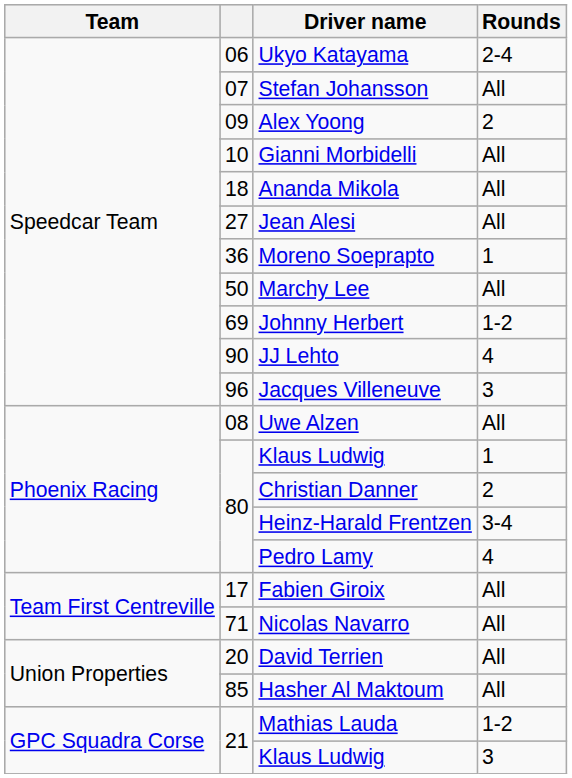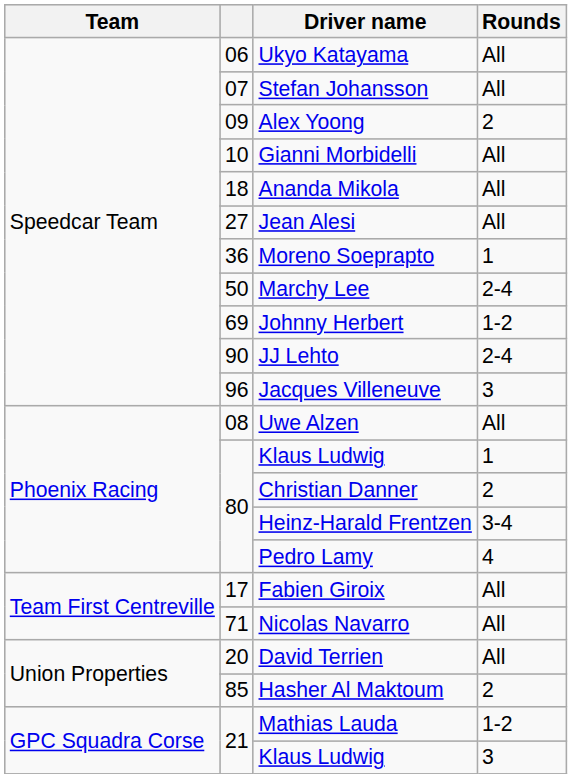(497, 55) 2-4 -> (494, 55) All
(494, 289) All -> (497, 289) 2-4
(488, 356) 4 -> (497, 356) 2-4
(494, 690) All -> (488, 690) 2
